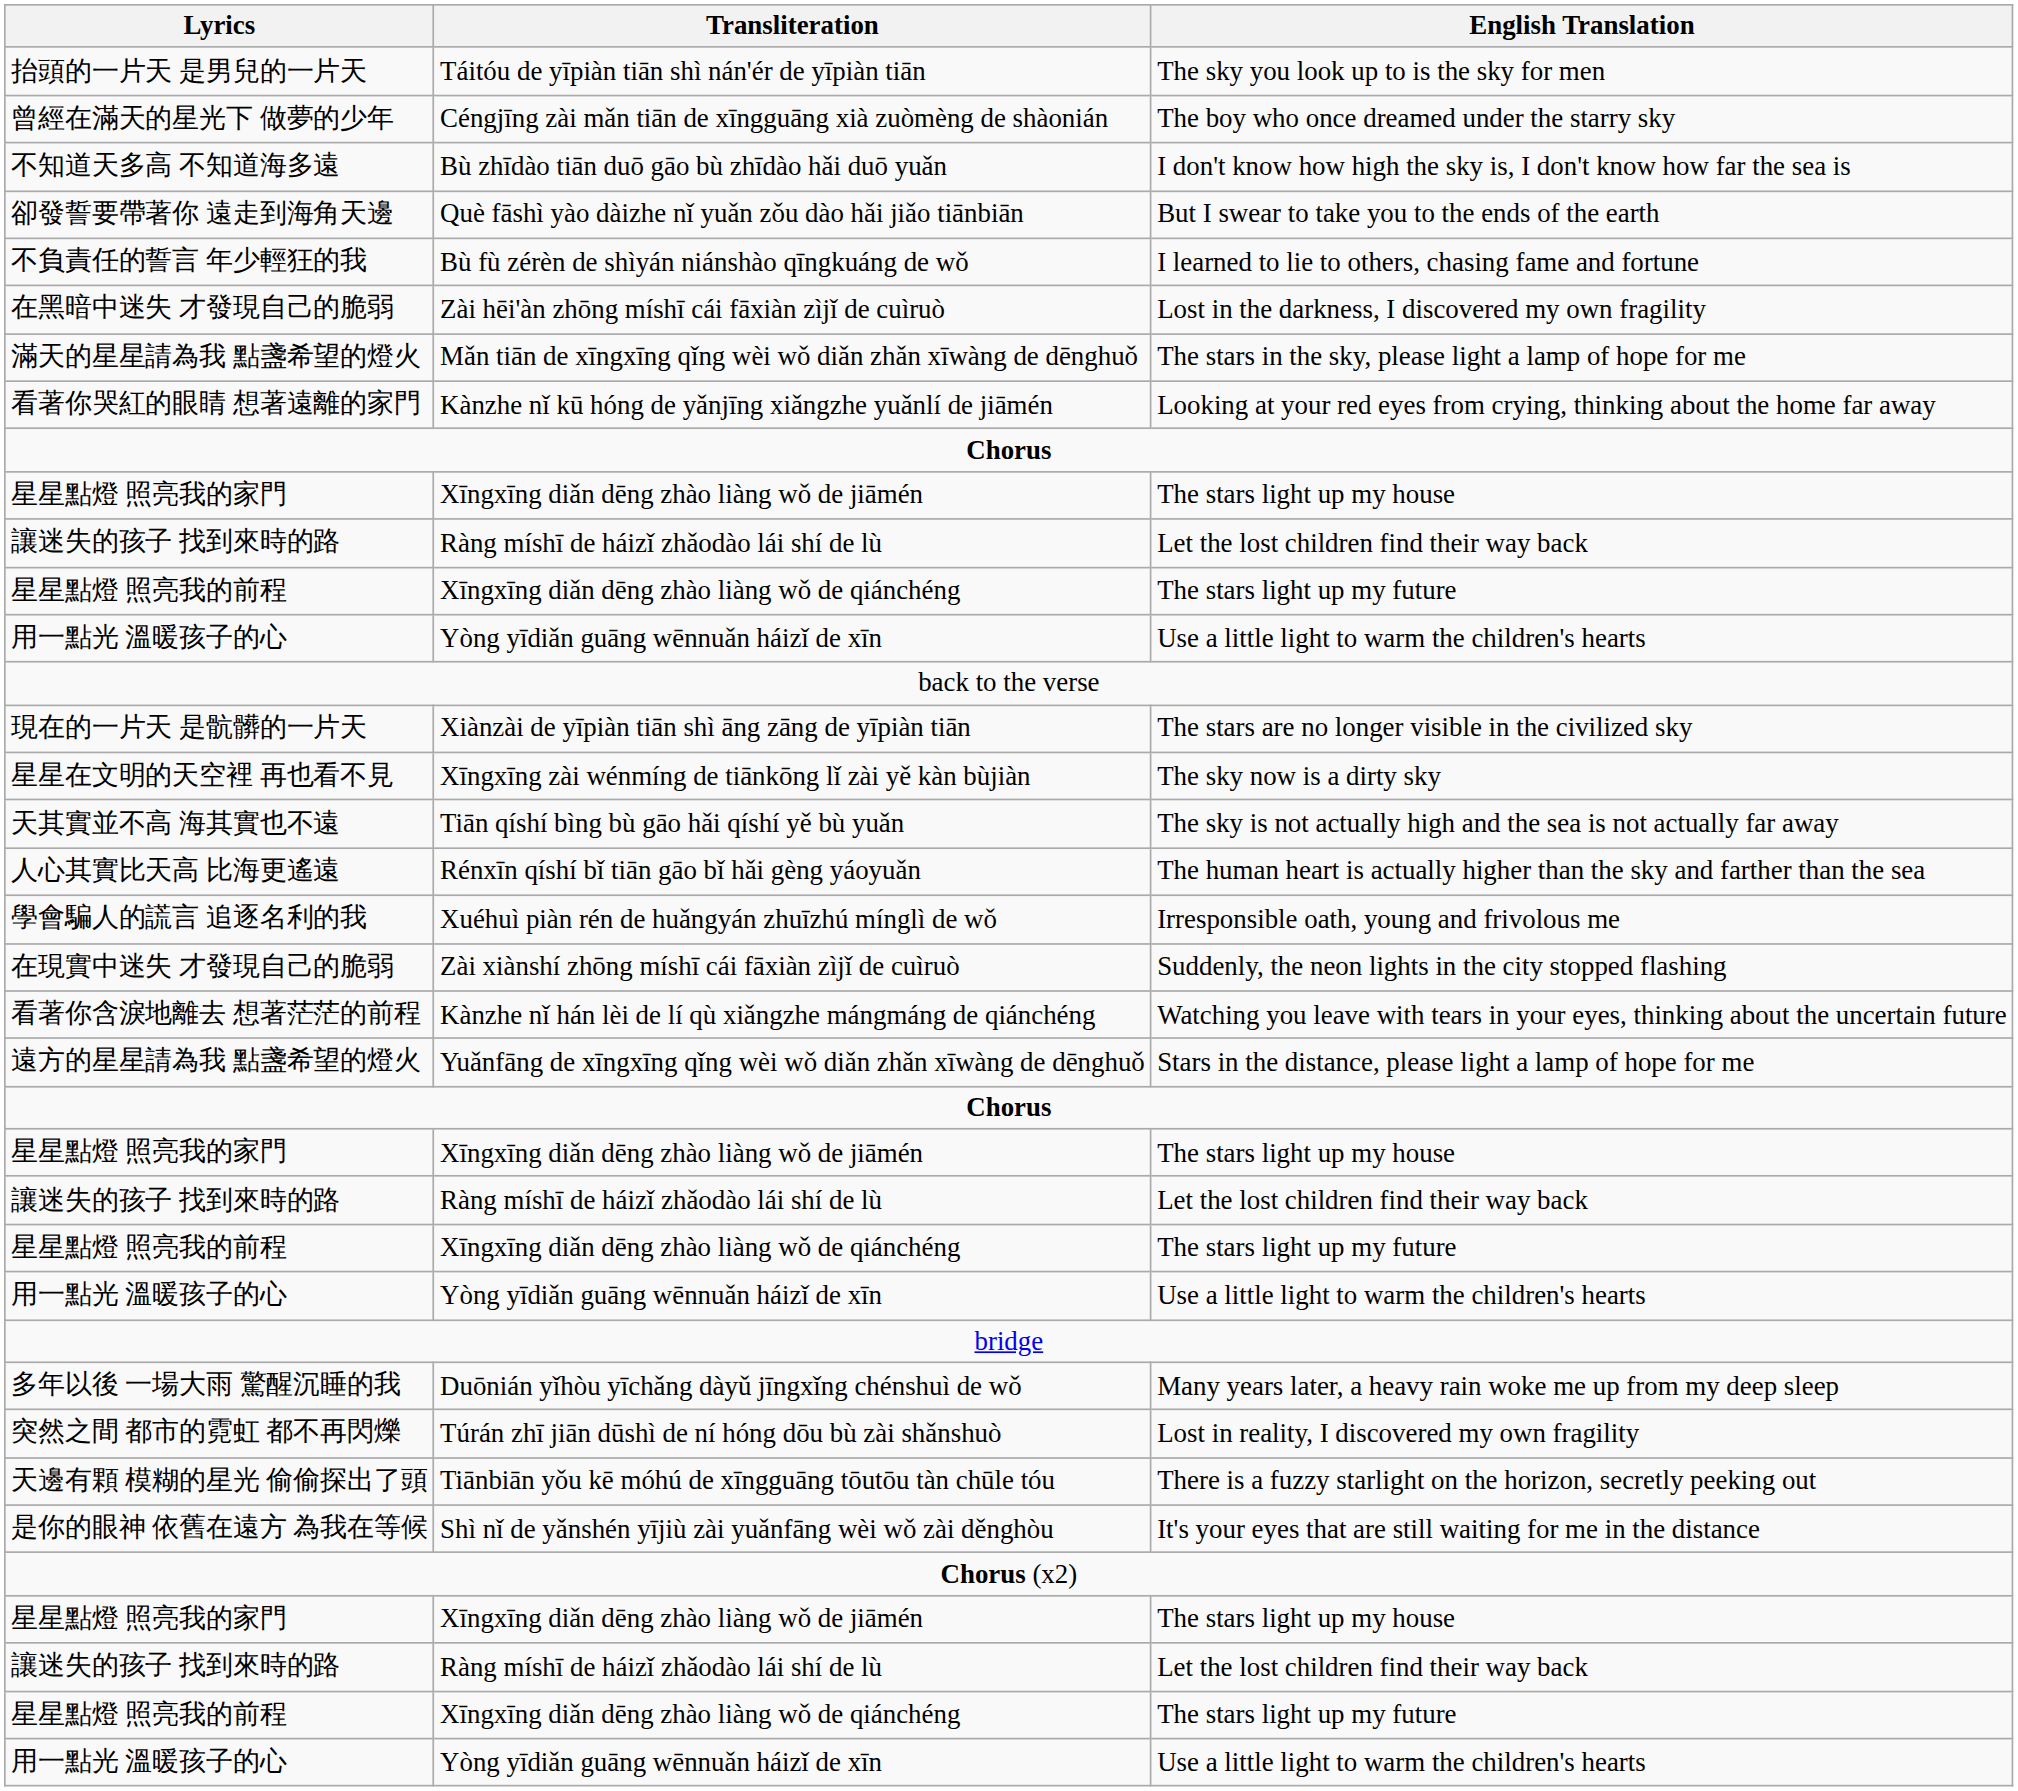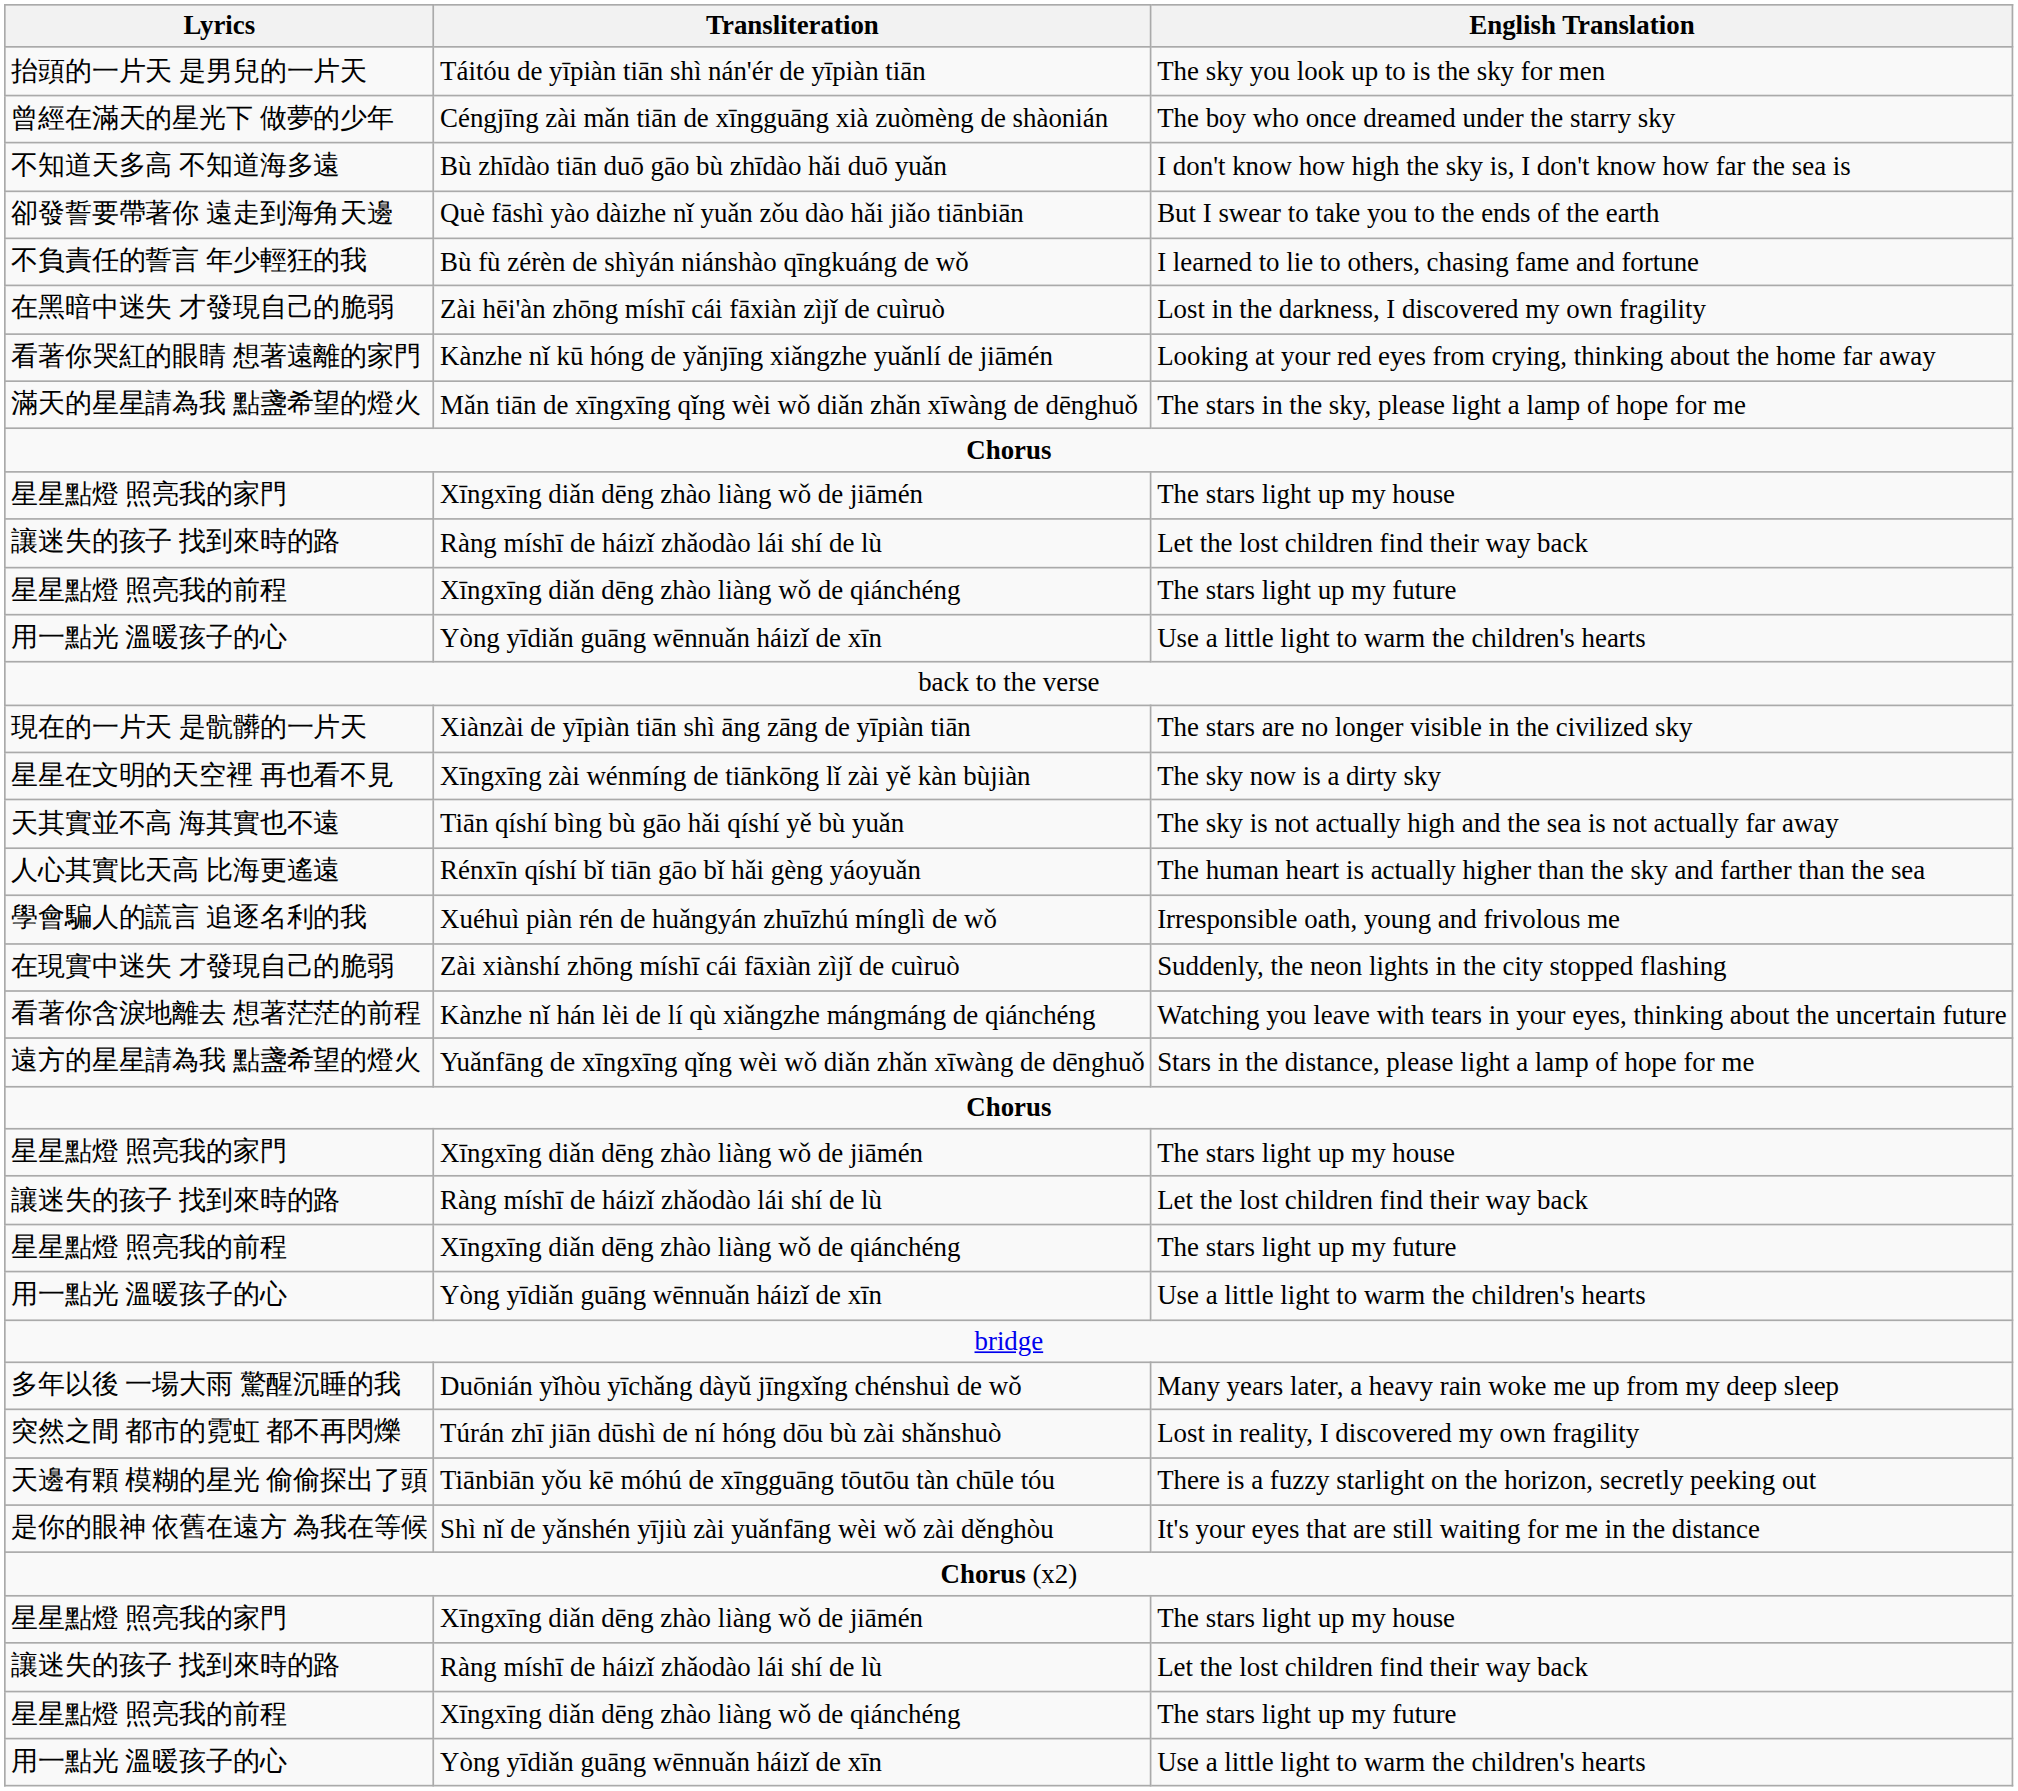rows swapped: (216, 403) <-> (216, 356)
